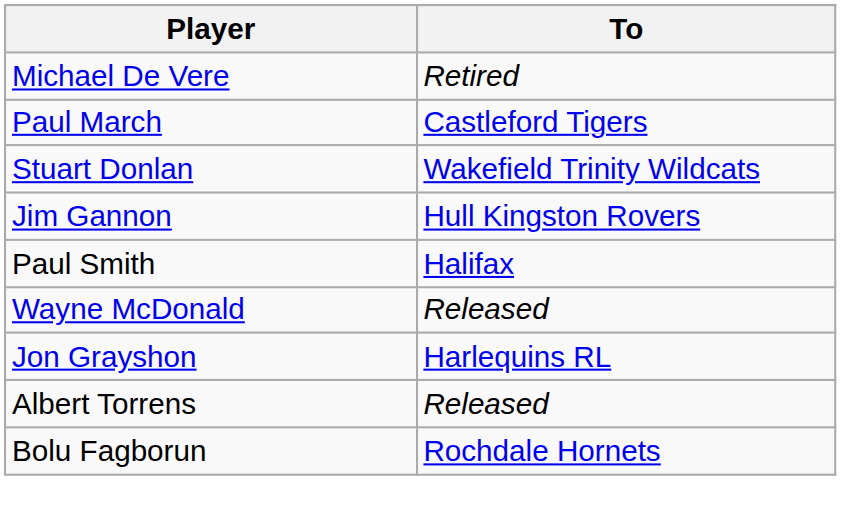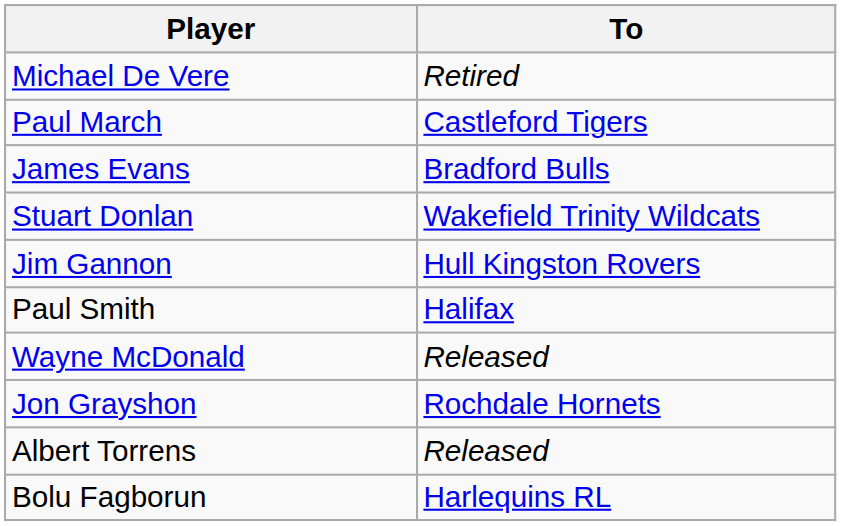+ row: (101, 169)
(517, 357) Harlequins RL -> (542, 404) Rochdale Hornets
(542, 451) Rochdale Hornets -> (517, 498) Harlequins RL
